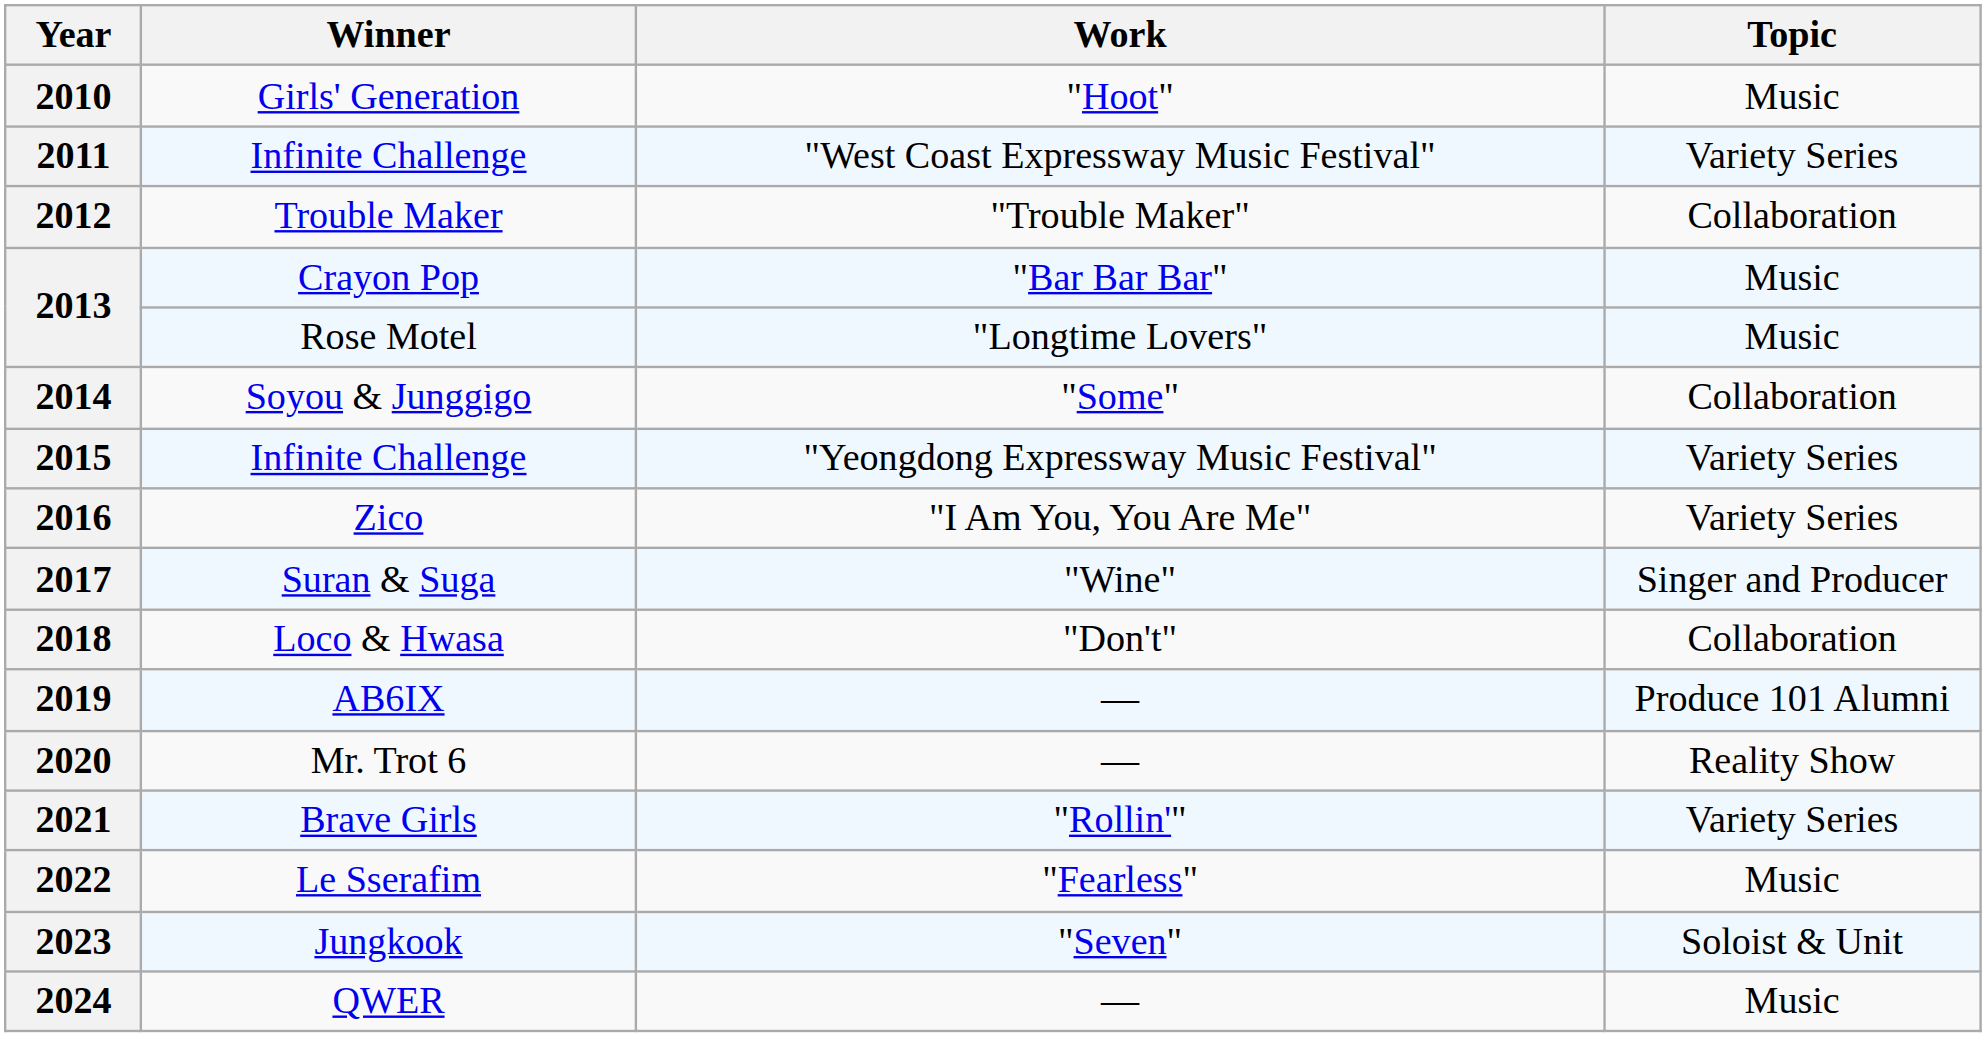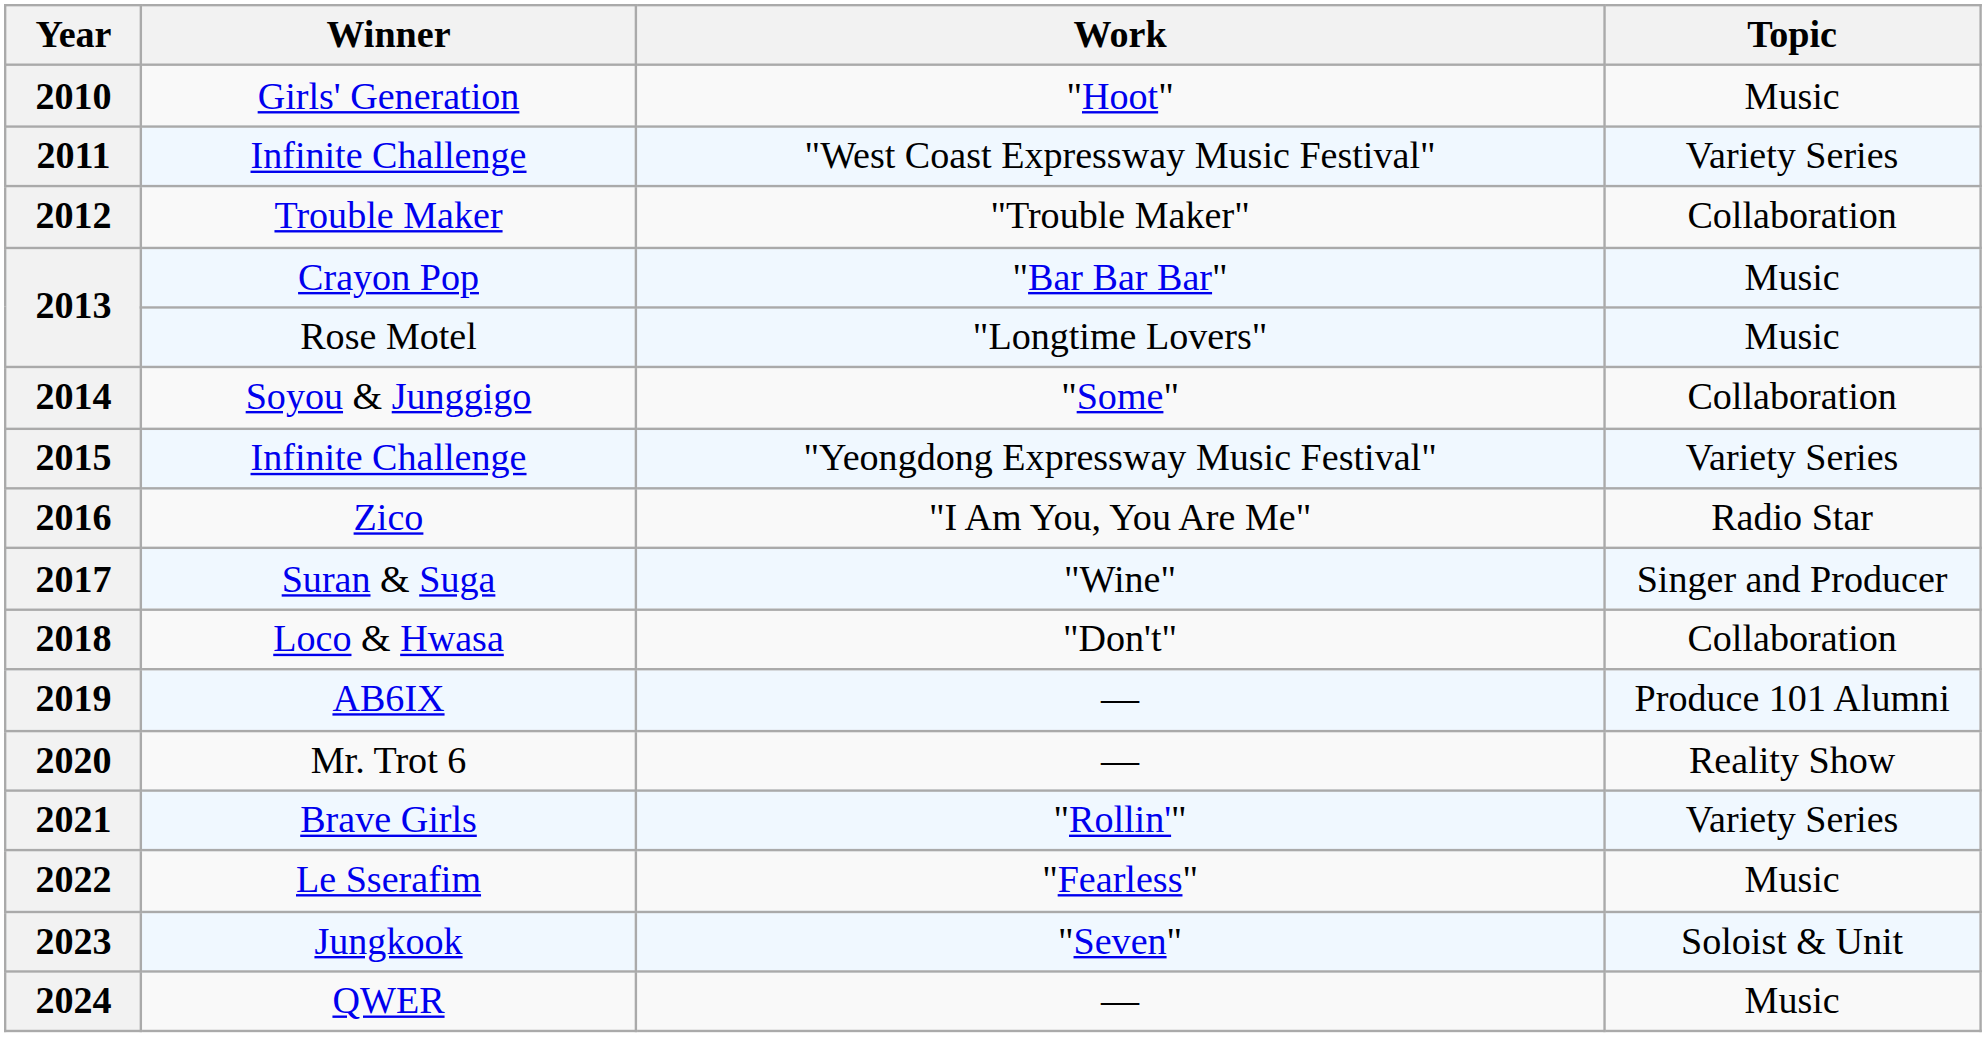(1792, 517) Variety Series -> (1792, 517) Radio Star
